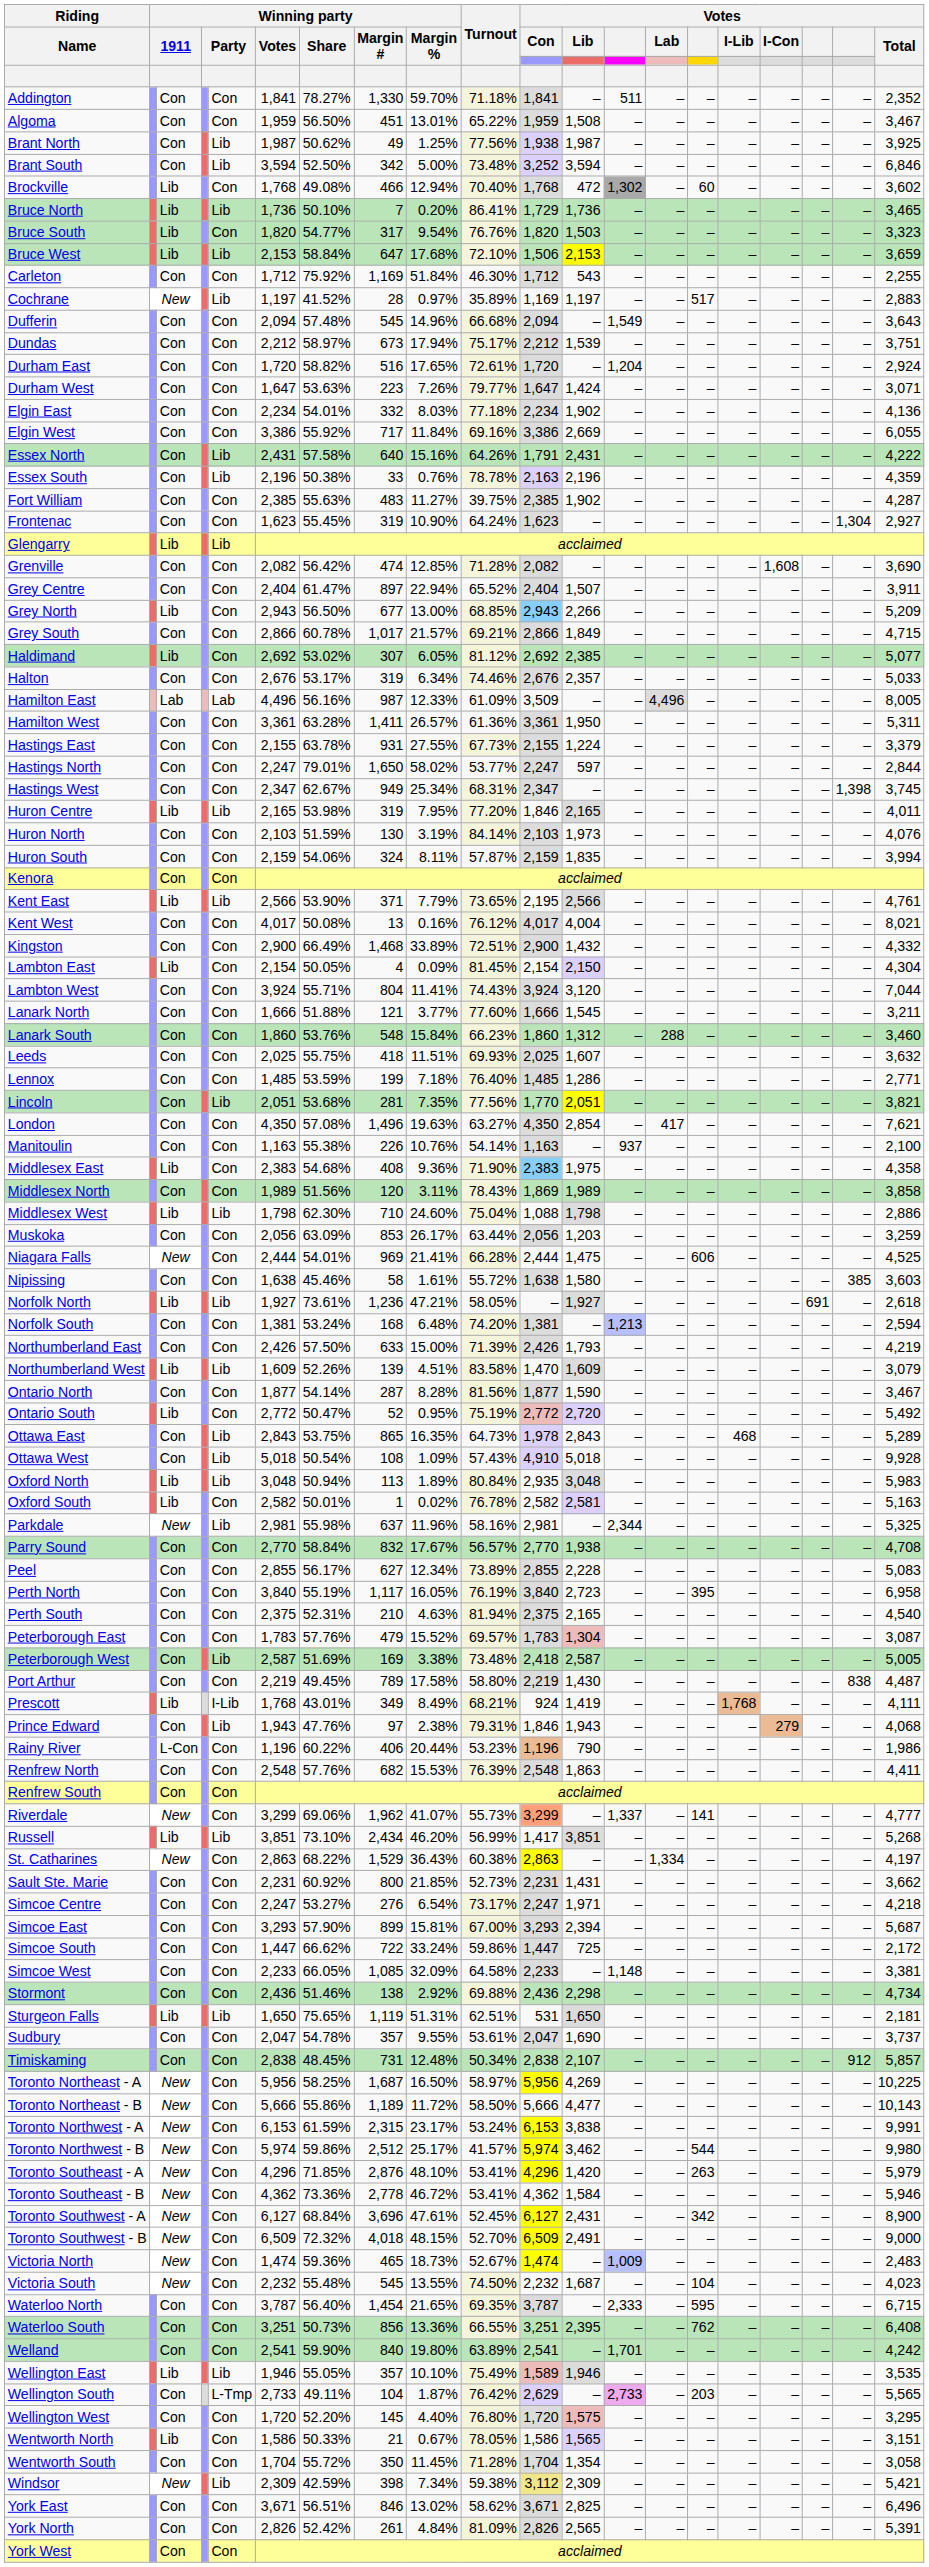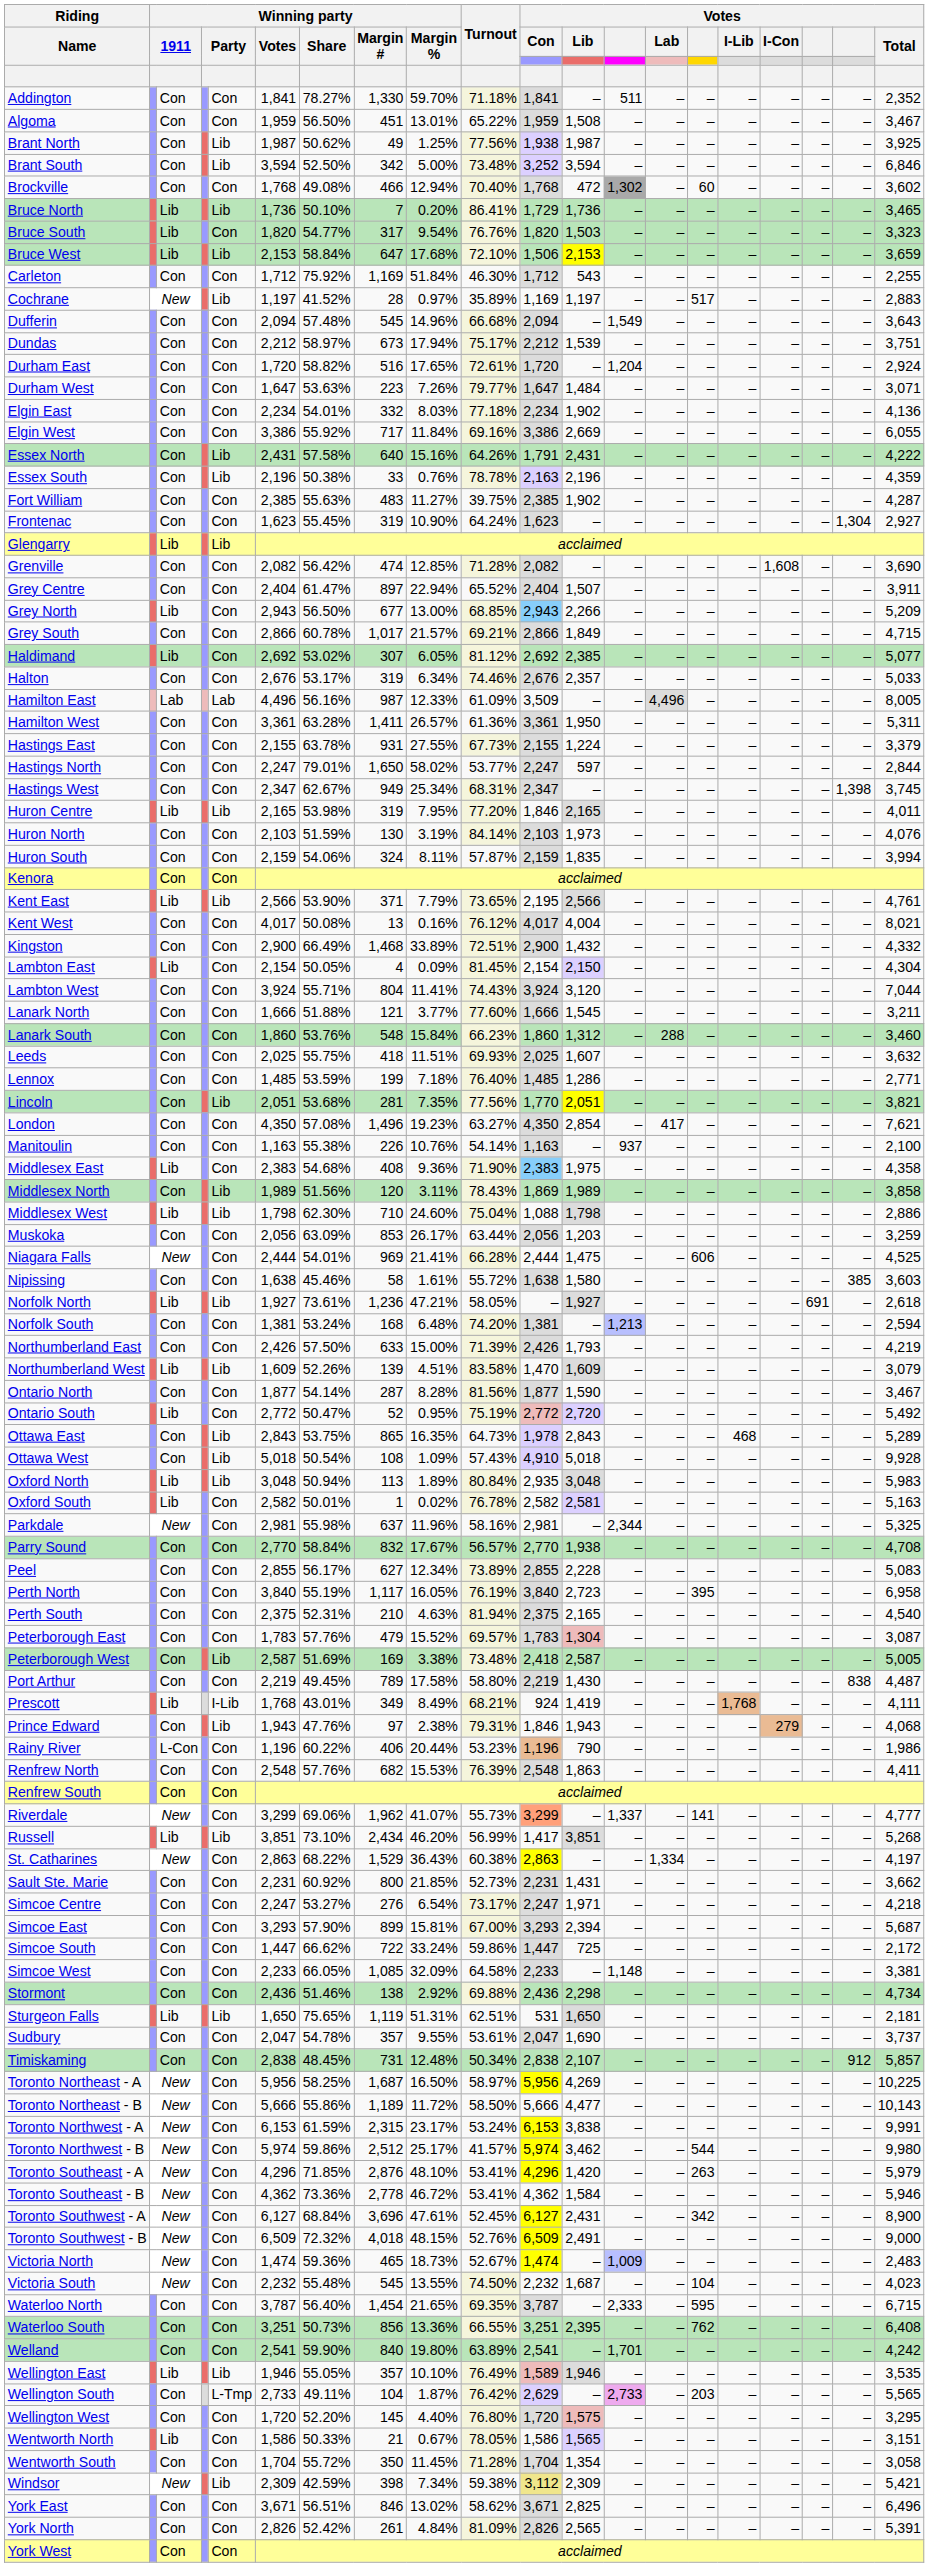(169, 188) Lib -> (173, 188) Con
(583, 388) 1,424 -> (583, 388) 1,484
(434, 1124) 19.63% -> (434, 1124) 19.23%
(224, 1191) Con -> (221, 1191) Lib
(221, 1525) Lib -> (224, 1525) Con
(493, 2239) 52.70% -> (493, 2239) 52.76%
(493, 2373) 75.49% -> (493, 2373) 76.49%
